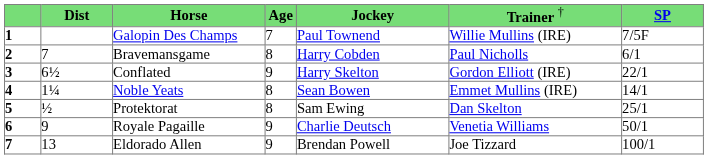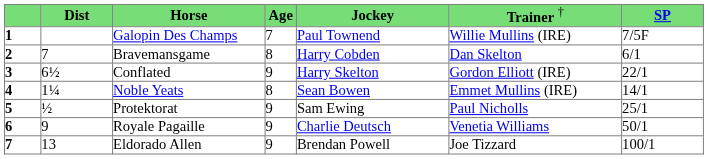(489, 53) Paul Nicholls -> (486, 53) Dan Skelton
(269, 108) 8 -> (269, 108) 9
(486, 108) Dan Skelton -> (489, 108) Paul Nicholls
